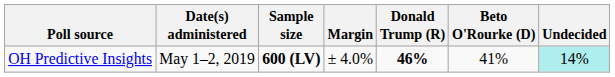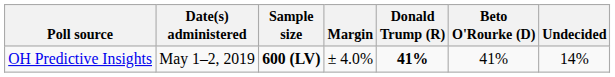(413, 59) 46% -> (413, 59) 41%
(574, 59) paleturquoise background -> (574, 59) no background
